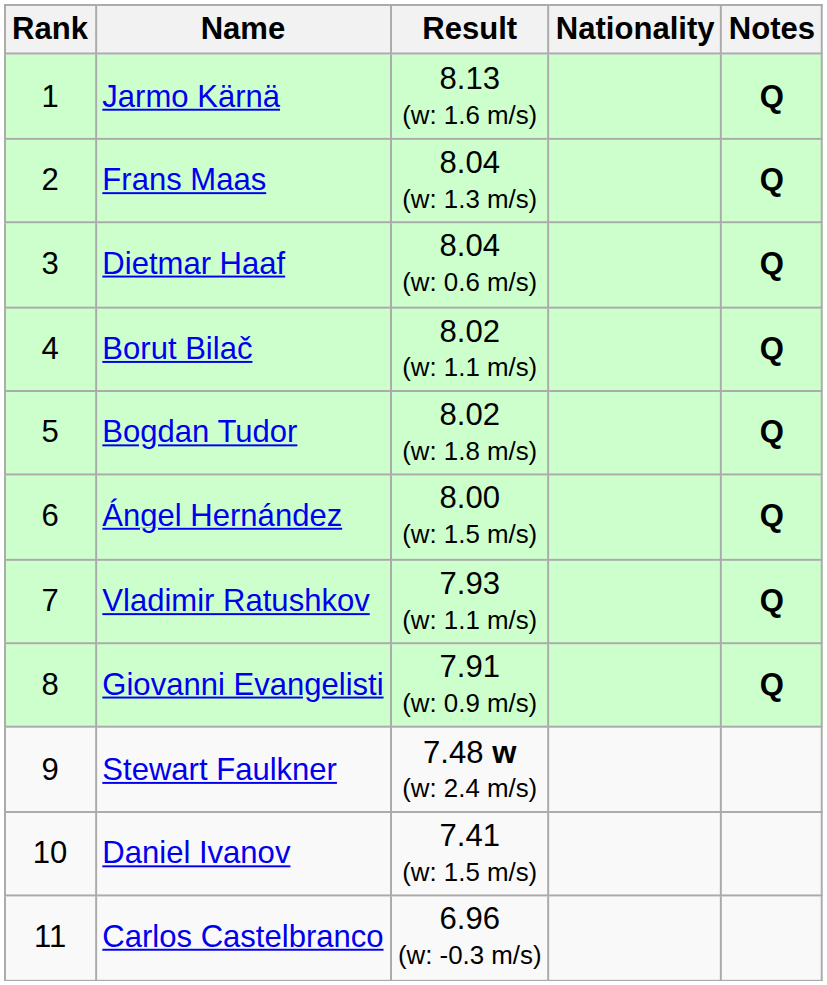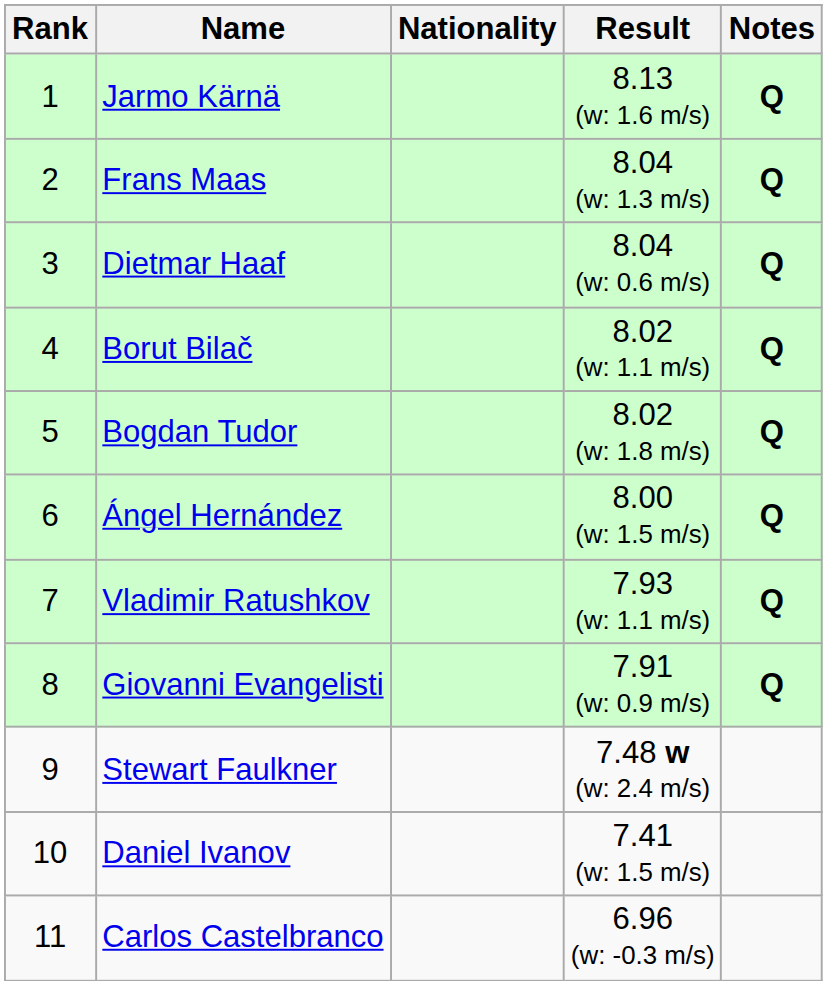columns swapped: (635, 29) <-> (470, 29)
